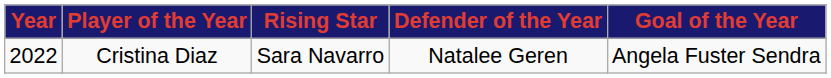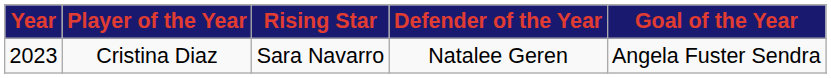(33, 55) 2022 -> (33, 55) 2023
